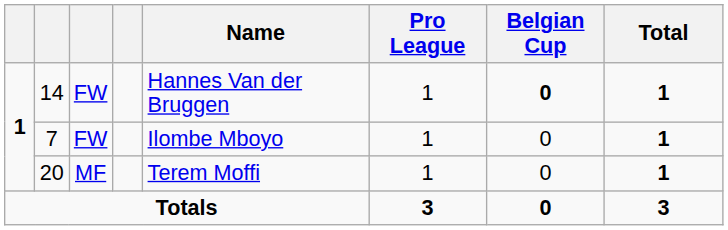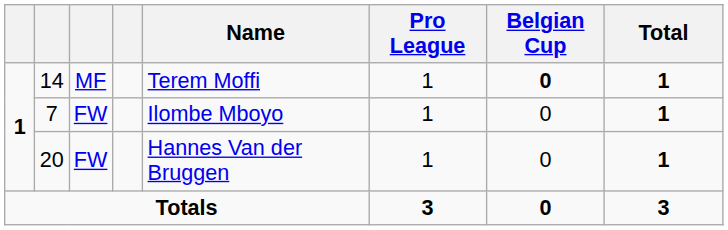(91, 92) FW -> (91, 80) MF
(225, 92) Hannes Van der Bruggen -> (204, 80) Terem Moffi
(91, 172) MF -> (91, 160) FW
(204, 172) Terem Moffi -> (225, 160) Hannes Van der Bruggen
